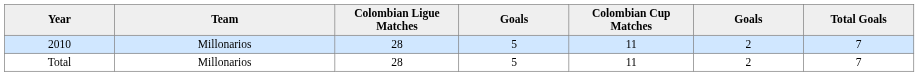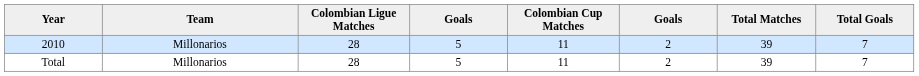+ column: (766, 19)
